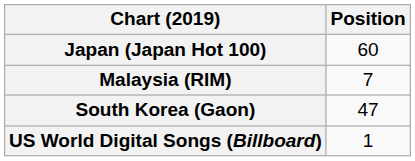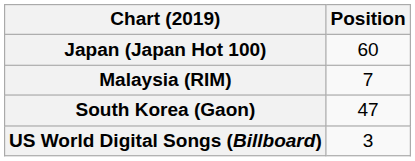(368, 140) 1 -> (368, 140) 3
